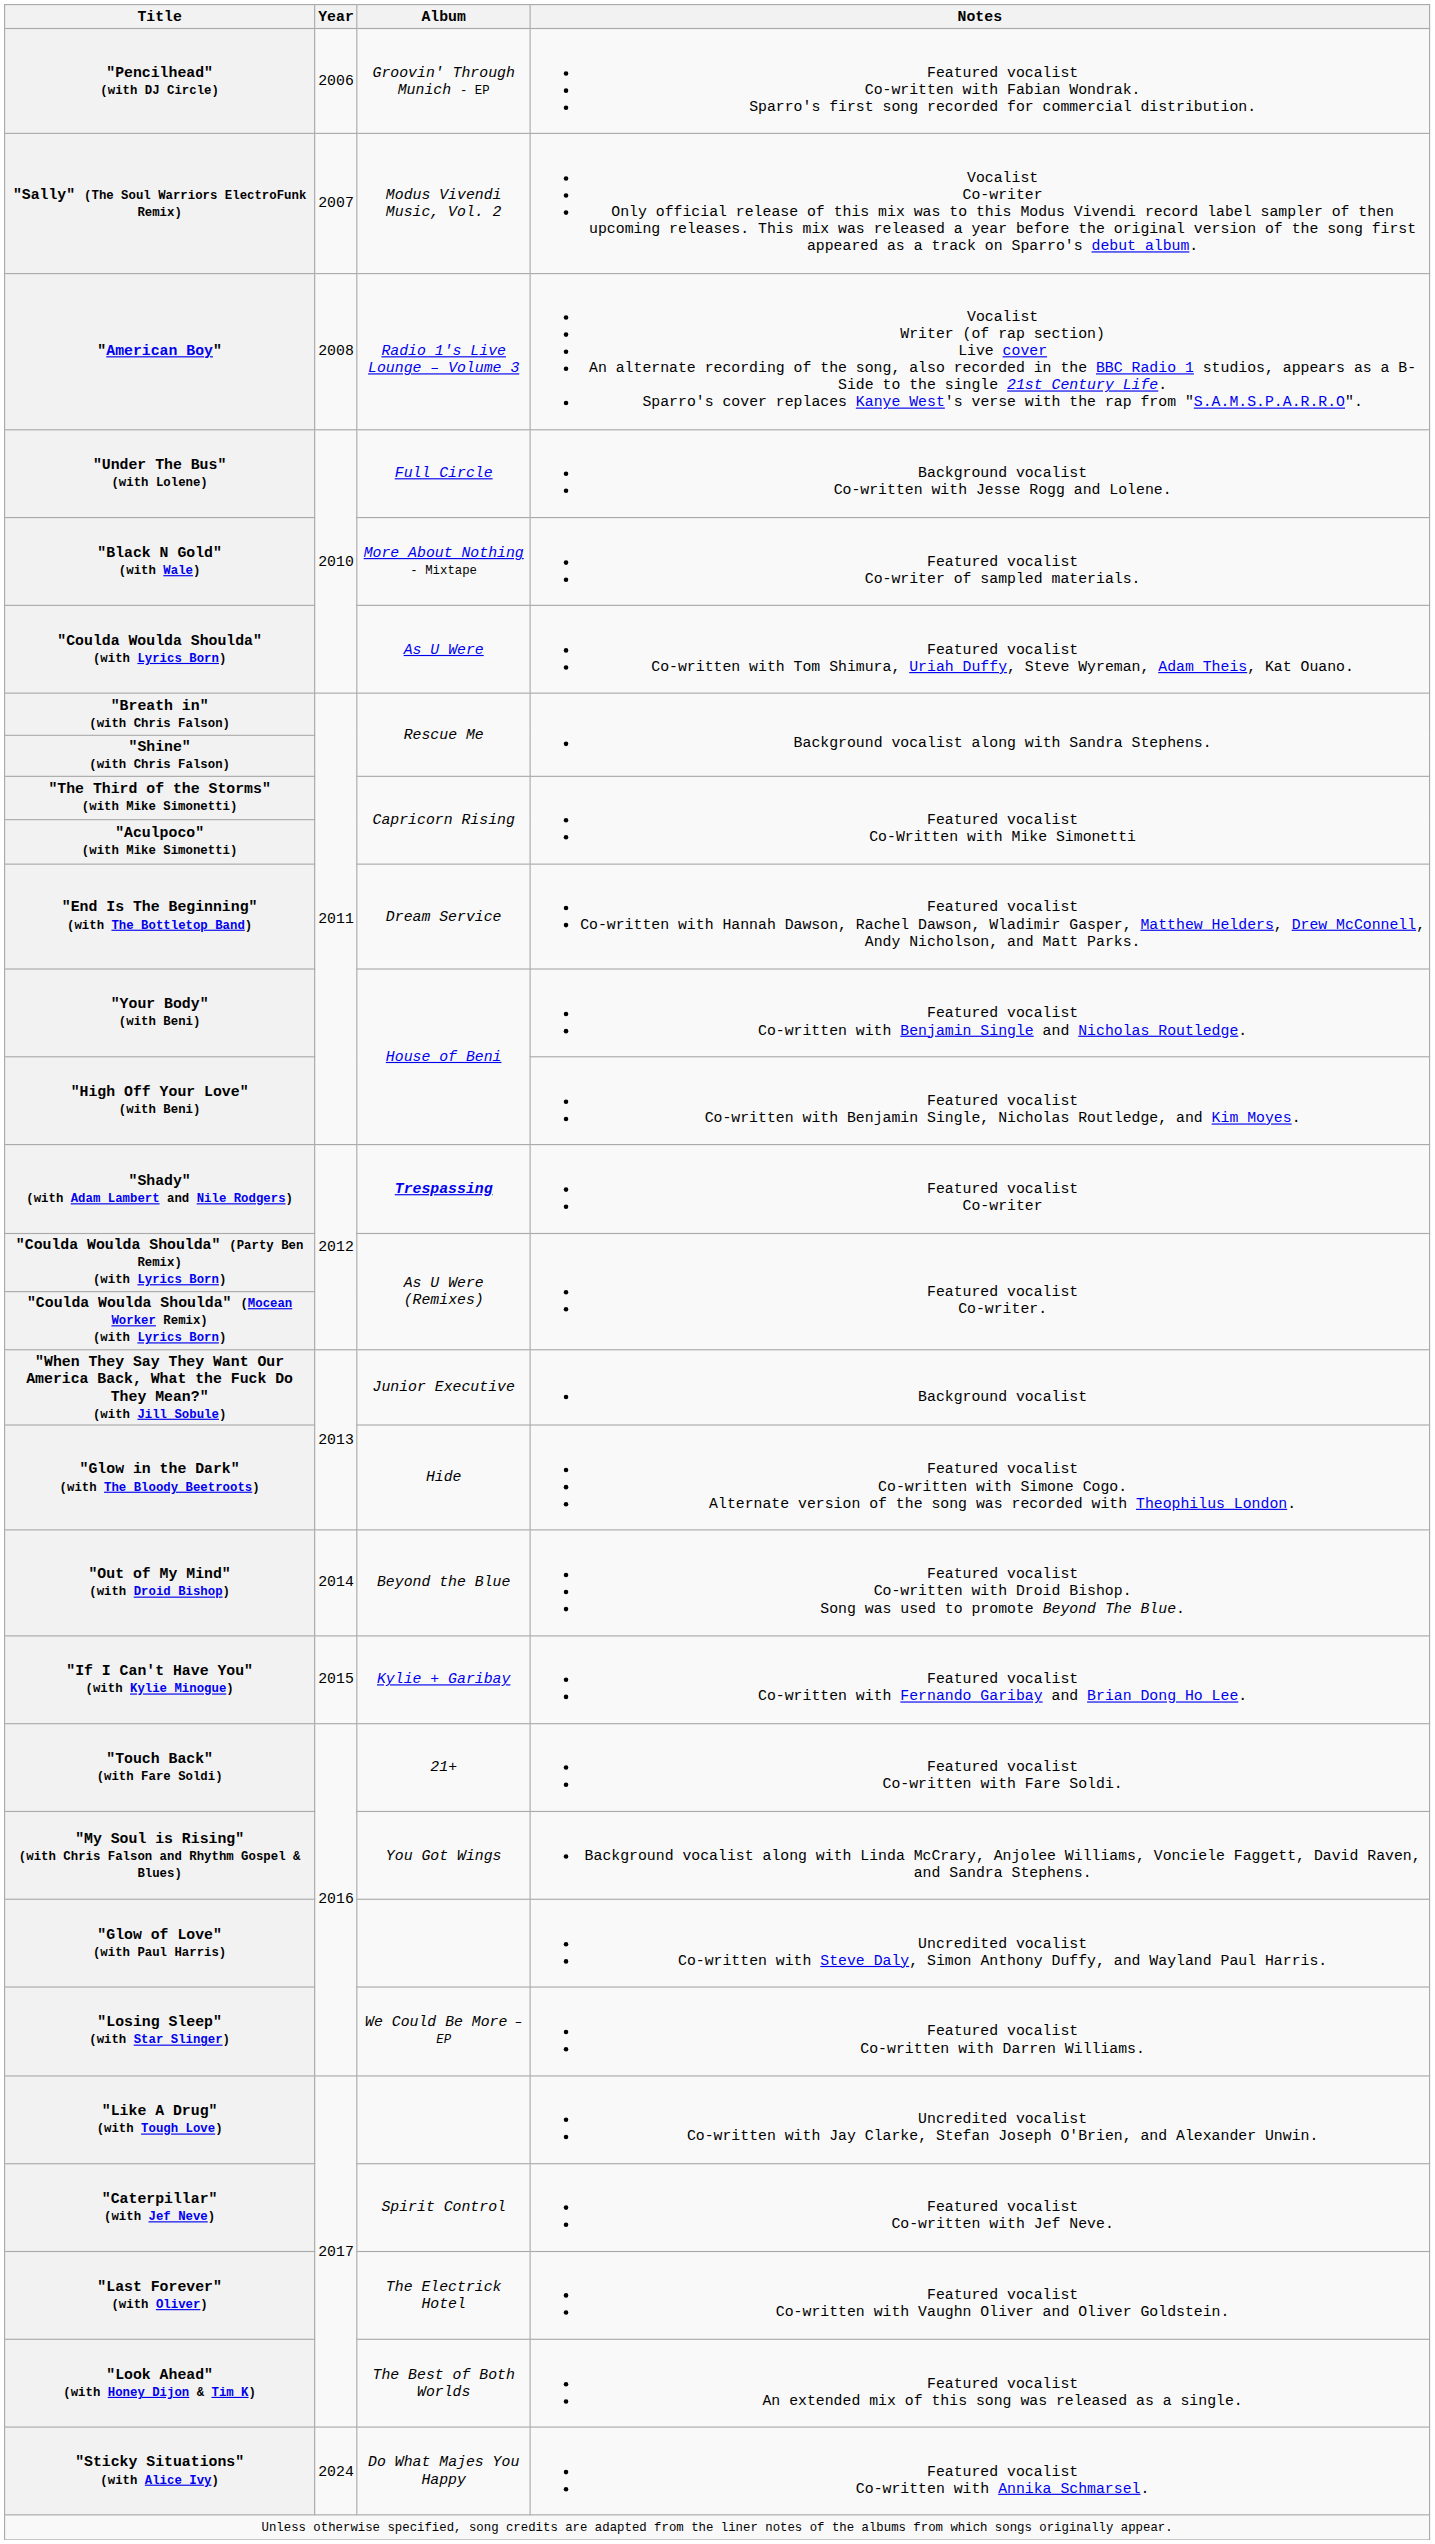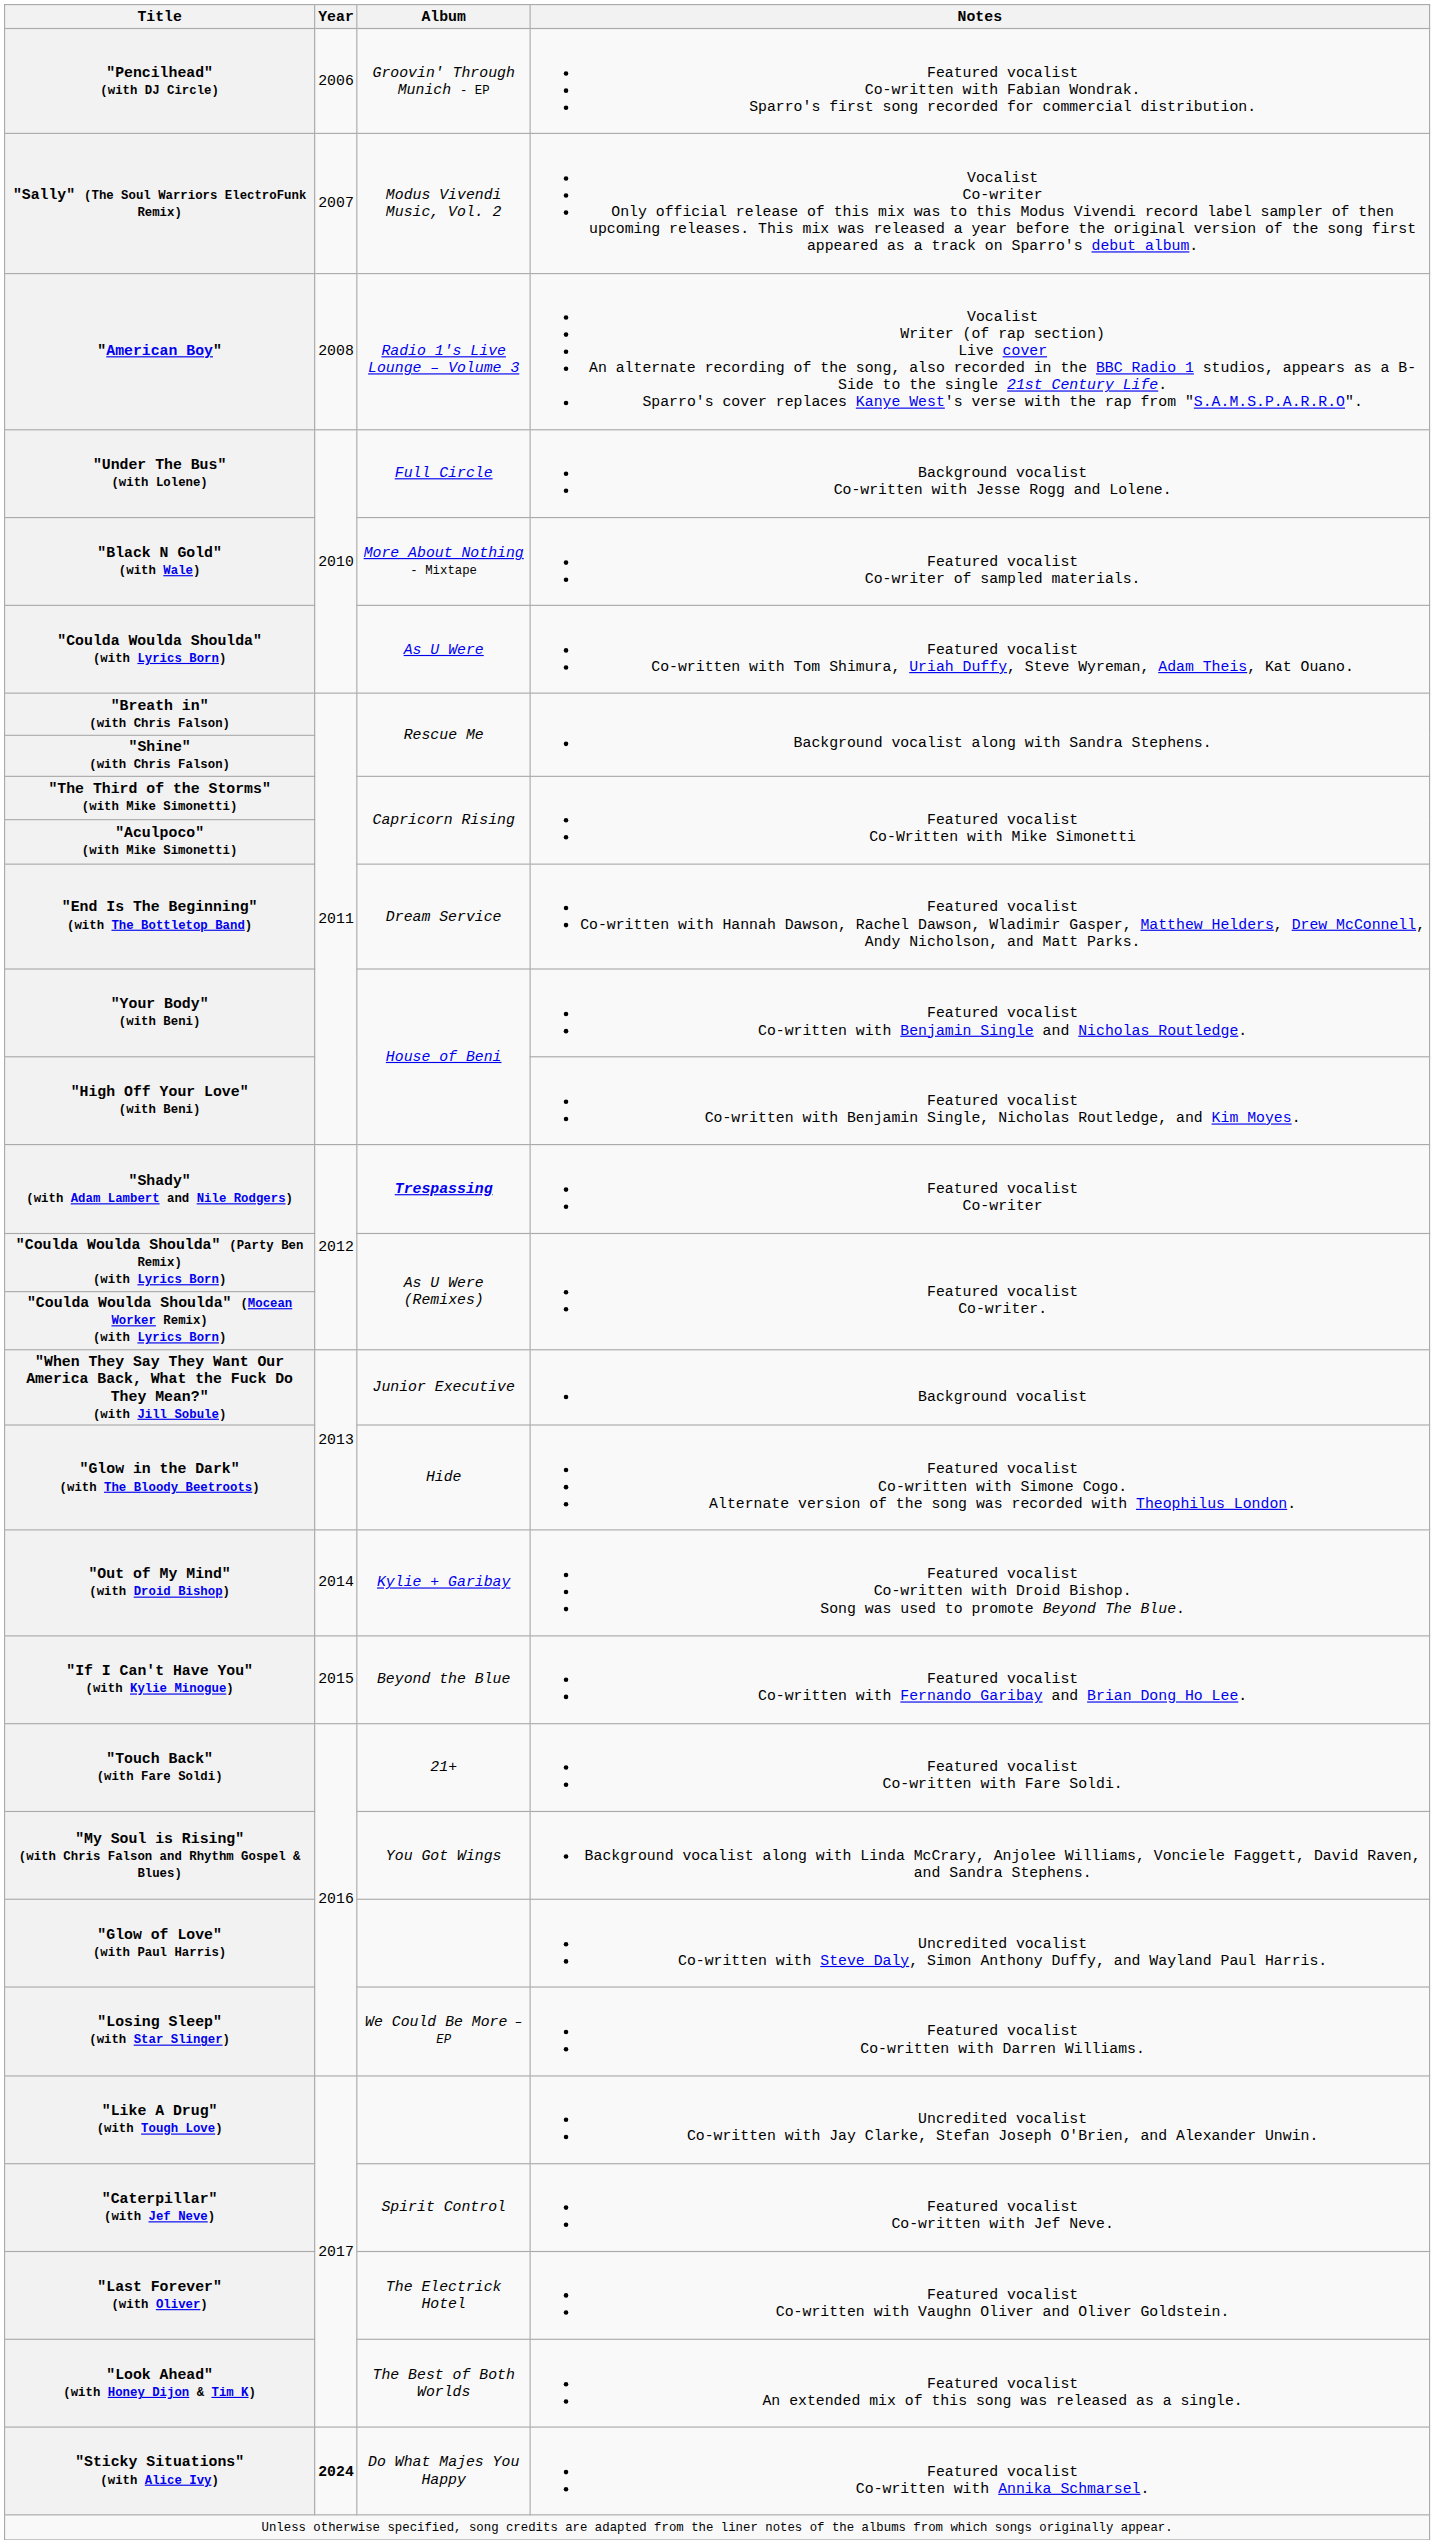(444, 1583) Beyond the Blue -> (444, 1583) Kylie + Garibay
(444, 1679) Kylie + Garibay -> (444, 1679) Beyond the Blue
(336, 2471) normal -> (336, 2471) bold
